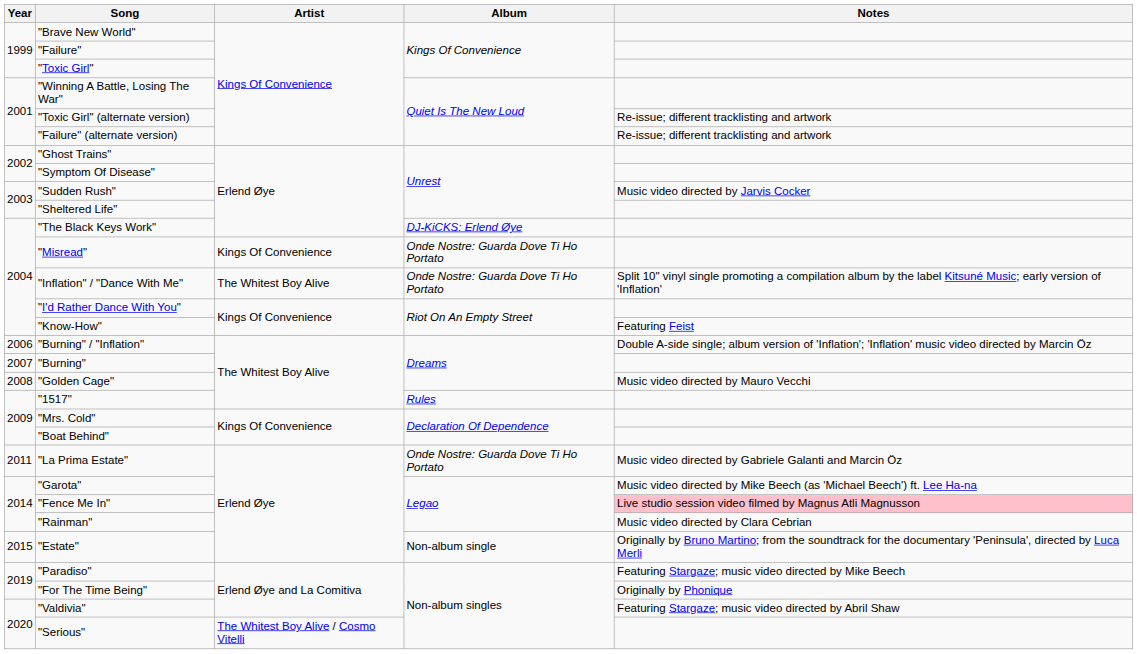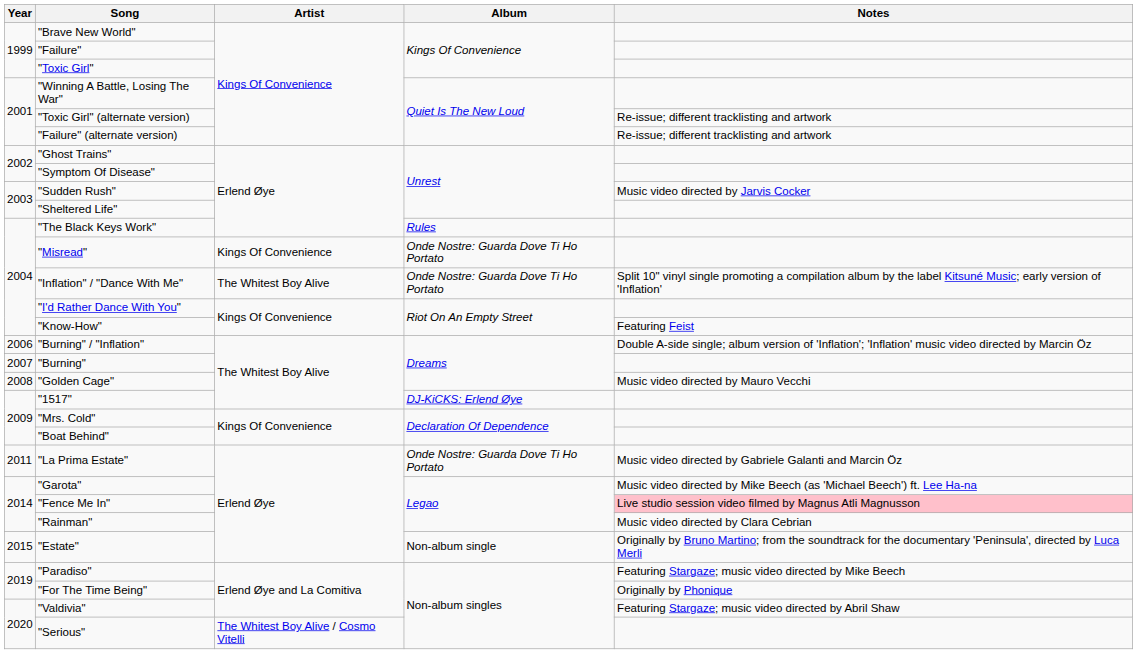(464, 227) DJ-KiCKS: Erlend Øye -> (421, 227) Rules
(421, 399) Rules -> (464, 399) DJ-KiCKS: Erlend Øye
